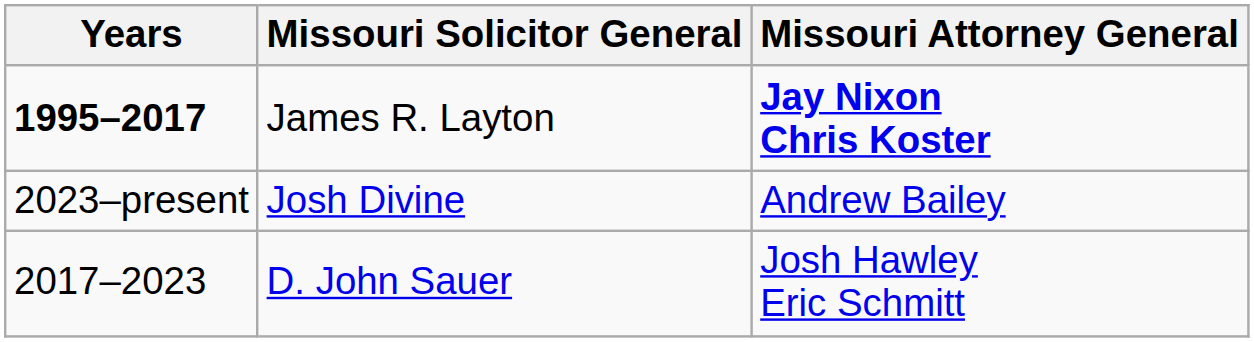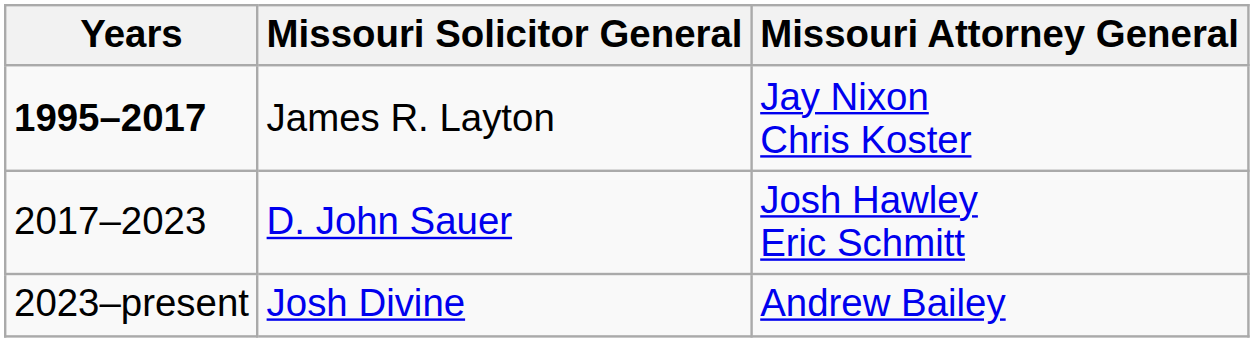(875, 117) bold -> (866, 117) normal
rows swapped: (389, 282) <-> (366, 199)
